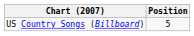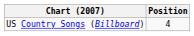(168, 24) 5 -> (168, 24) 4
